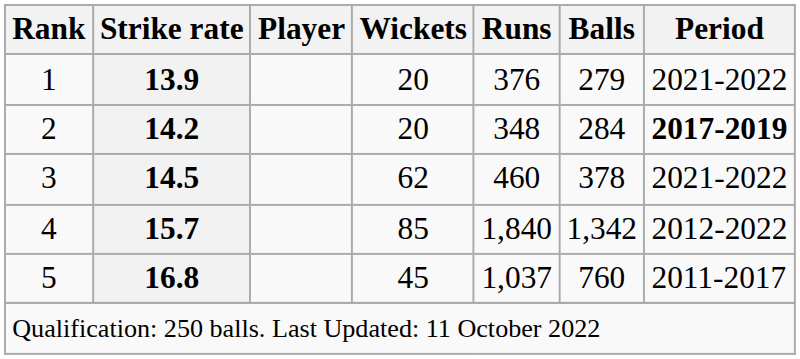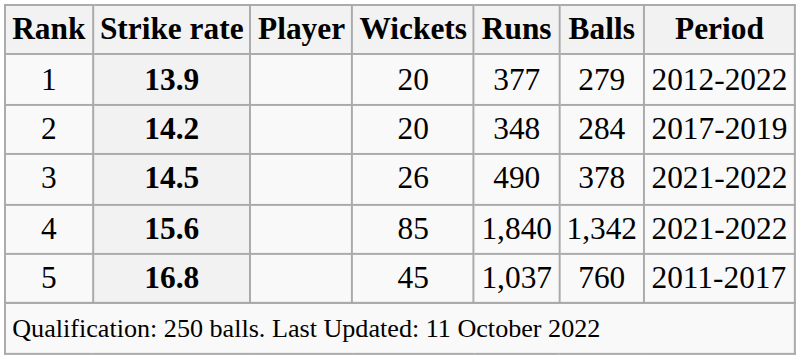(517, 79) 376 -> (517, 79) 377
(719, 79) 2021-2022 -> (719, 79) 2012-2022
(719, 128) bold -> (719, 128) normal
(413, 178) 62 -> (413, 178) 26
(517, 178) 460 -> (517, 178) 490
(172, 228) 15.7 -> (172, 228) 15.6
(719, 228) 2012-2022 -> (719, 228) 2021-2022
